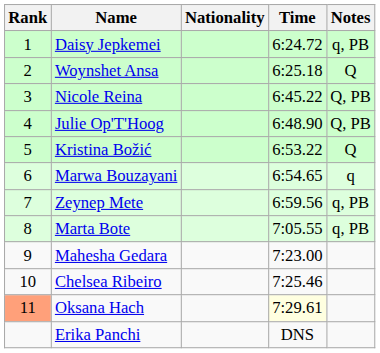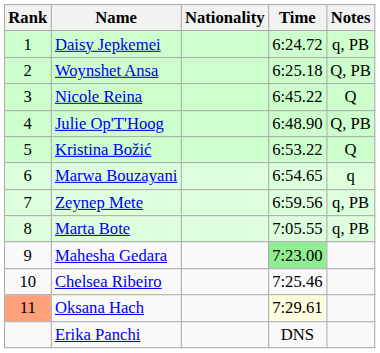(351, 70) Q -> (351, 70) Q, PB
(351, 96) Q, PB -> (351, 96) Q
(297, 255) no background -> (297, 255) lightgreen background
